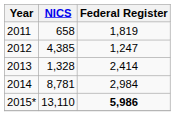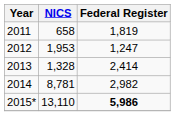(61, 48) 4,385 -> (61, 48) 1,953
(124, 84) 2,984 -> (124, 84) 2,982
